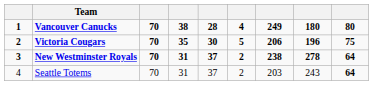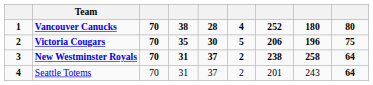(275, 27) 249 -> (275, 27) 252
(313, 57) 278 -> (313, 57) 258
(18, 73) normal -> (18, 73) bold
(275, 73) 203 -> (275, 73) 201
